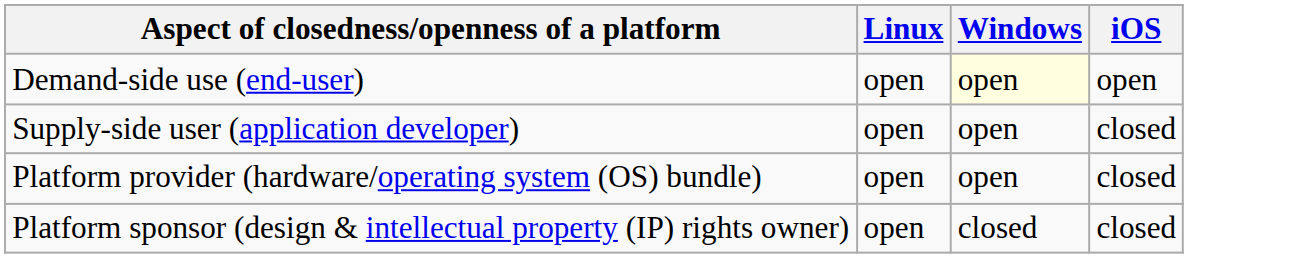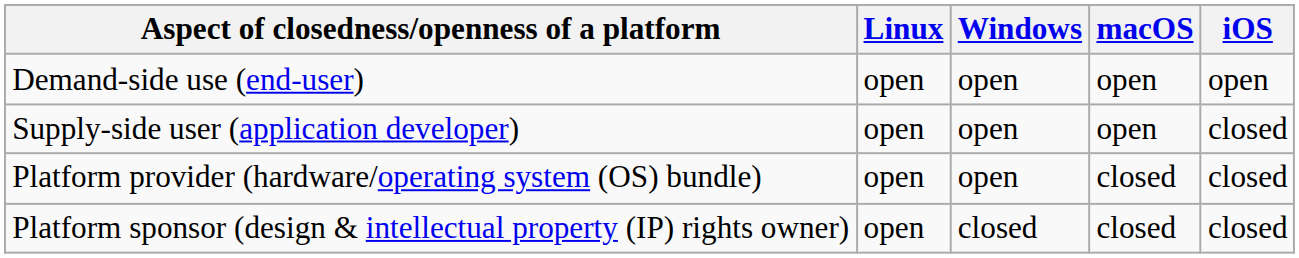+ column: (1145, 29)
(988, 78) lightyellow background -> (988, 78) no background
